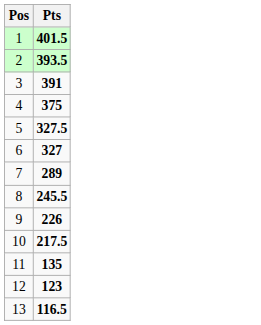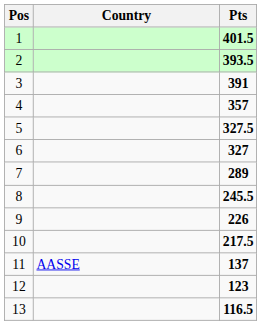+ column: (126, 15)
(52, 106) 375 -> (238, 106) 357
(52, 264) 135 -> (238, 264) 137
